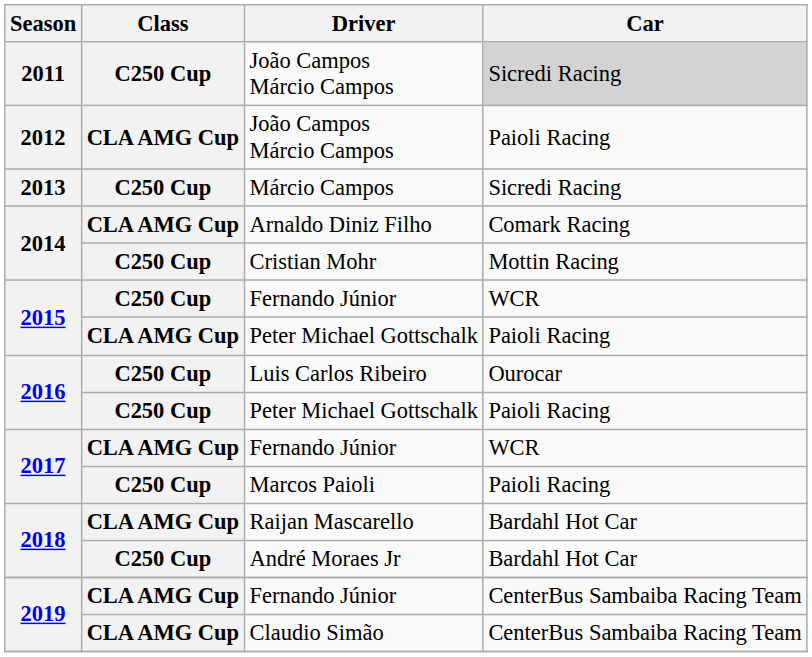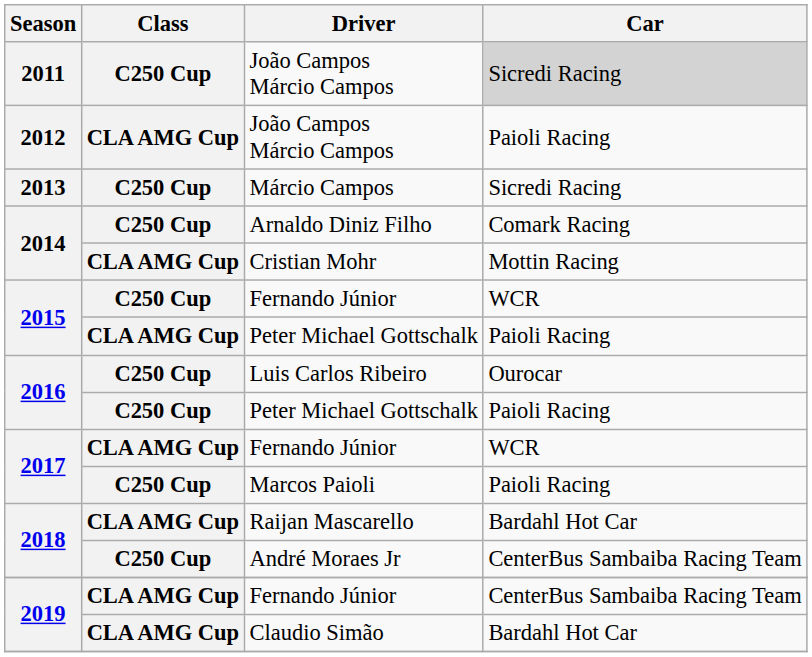(163, 224) CLA AMG Cup -> (163, 224) C250 Cup
(163, 261) C250 Cup -> (163, 261) CLA AMG Cup
(563, 558) Bardahl Hot Car -> (645, 558) CenterBus Sambaiba Racing Team
(645, 632) CenterBus Sambaiba Racing Team -> (563, 632) Bardahl Hot Car
